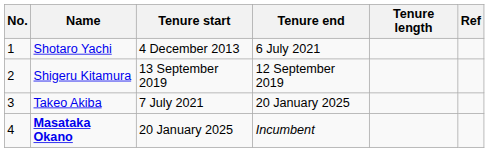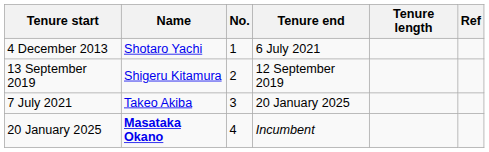columns swapped: (17, 21) <-> (194, 21)
